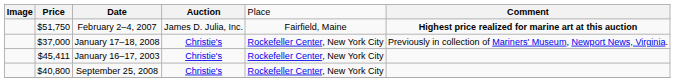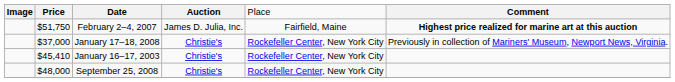(54, 56) $45,411 -> (54, 56) $45,410
(54, 70) $40,800 -> (54, 70) $48,000
